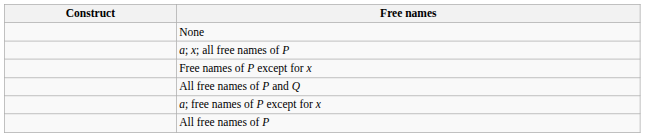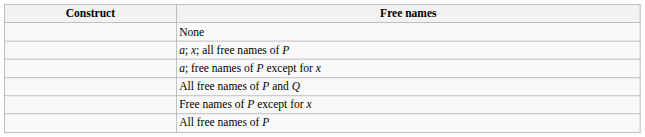rows swapped: (250, 104) <-> (245, 68)
